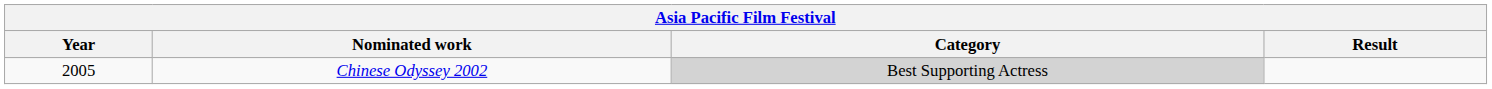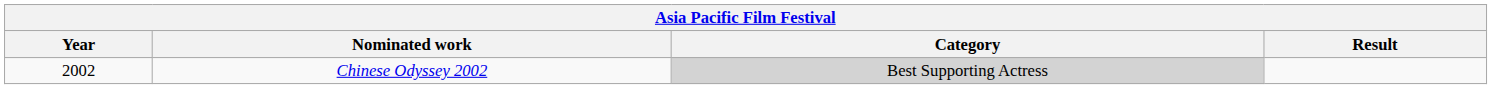(79, 70) 2005 -> (79, 70) 2002
